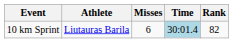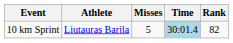(148, 29) 6 -> (148, 29) 5
